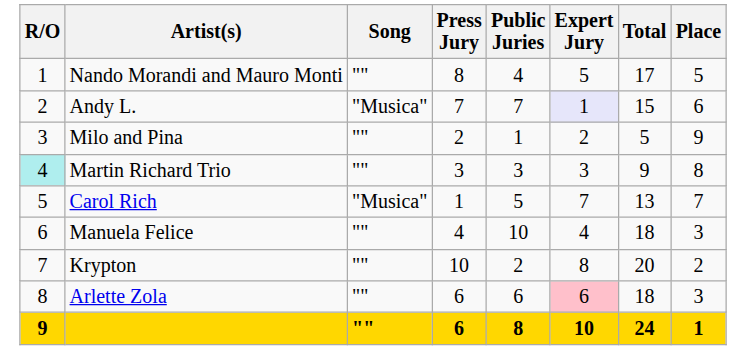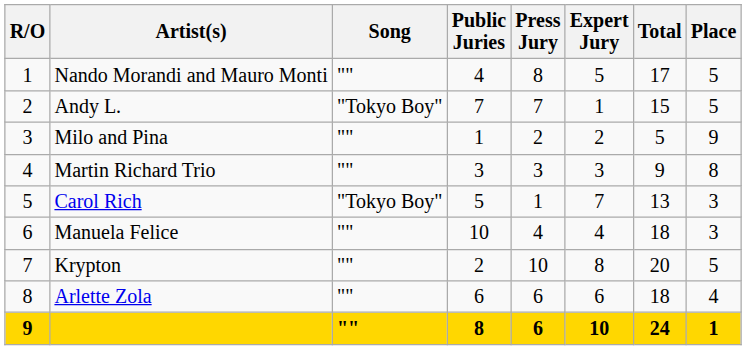columns swapped: (518, 31) <-> (459, 31)
(390, 106) "Musica" -> (390, 106) "Tokyo Boy"
(584, 106) lavender background -> (599, 106) no background
(698, 106) 6 -> (714, 106) 5
(43, 169) paleturquoise background -> (27, 169) no background
(390, 201) "Musica" -> (390, 201) "Tokyo Boy"
(698, 201) 7 -> (714, 201) 3
(698, 264) 2 -> (714, 264) 5
(584, 296) pink background -> (599, 296) no background
(698, 296) 3 -> (714, 296) 4
